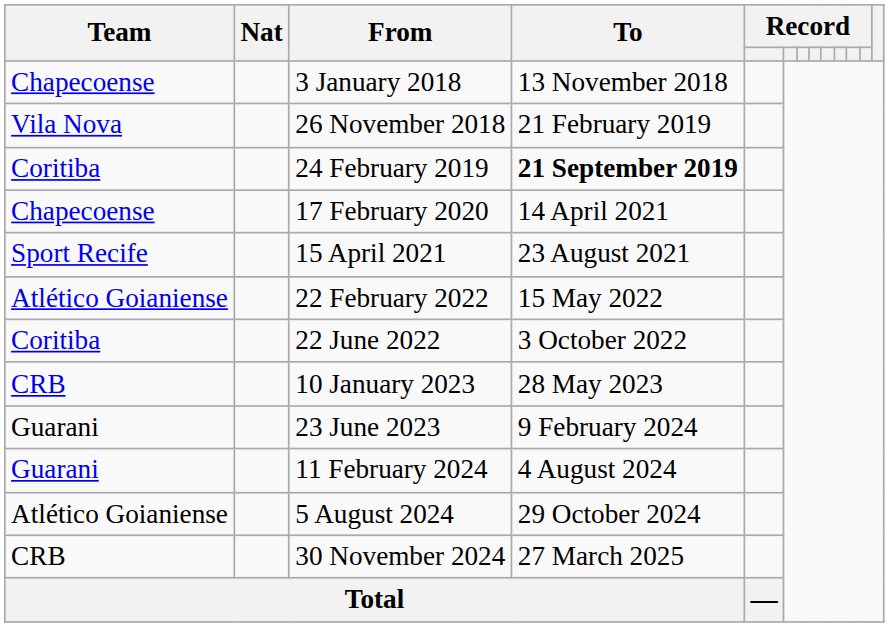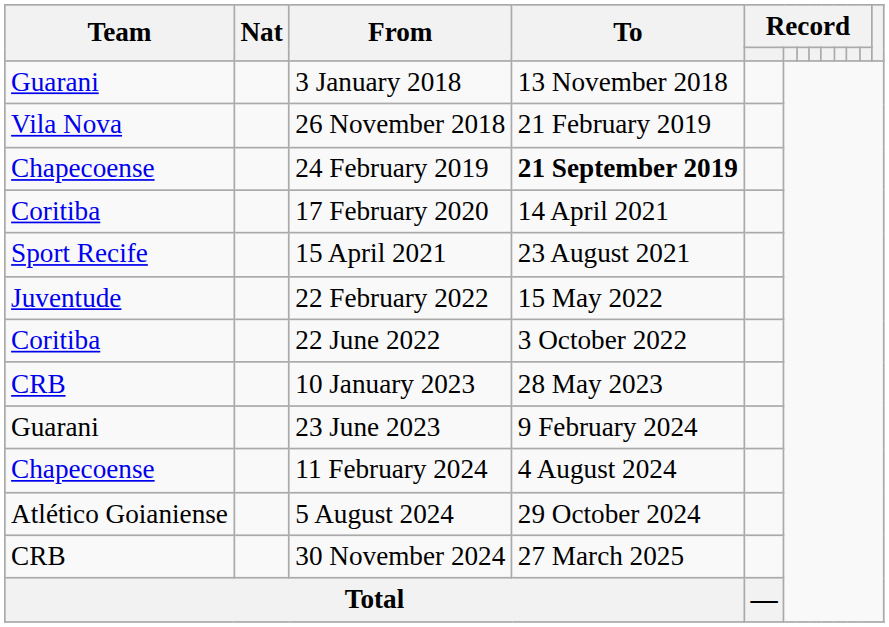(83, 81) Chapecoense -> (55, 81) Guarani
(56, 168) Coritiba -> (83, 168) Chapecoense
(83, 211) Chapecoense -> (56, 211) Coritiba
(120, 297) Atlético Goianiense -> (66, 297) Juventude
(55, 469) Guarani -> (83, 469) Chapecoense
